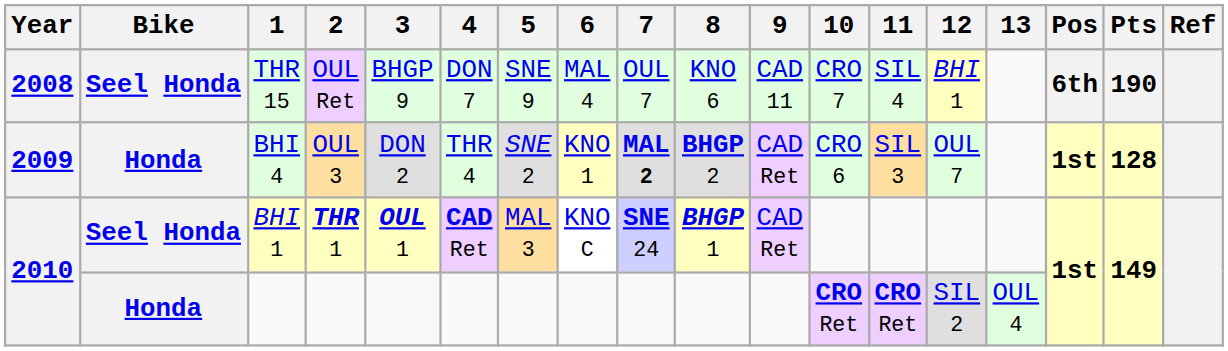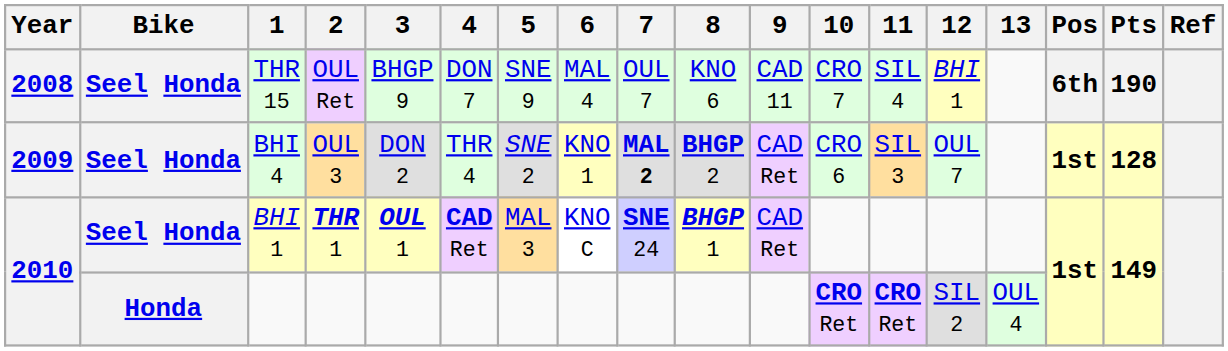(163, 160) Honda -> (163, 160) Seel Honda
